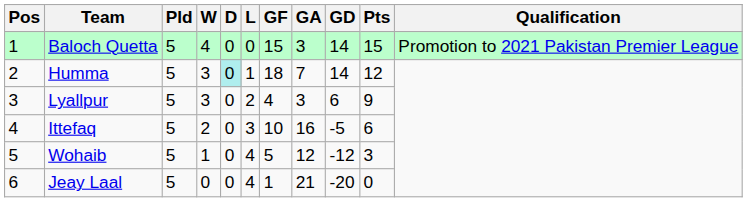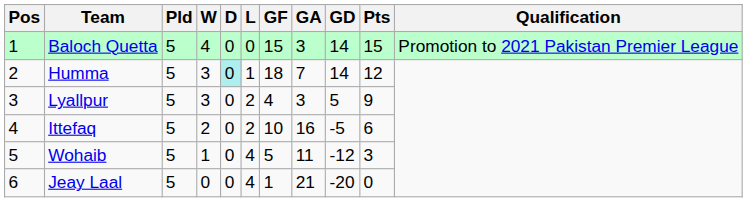(334, 100) 6 -> (334, 100) 5
(250, 127) 3 -> (250, 127) 2
(305, 155) 12 -> (305, 155) 11
